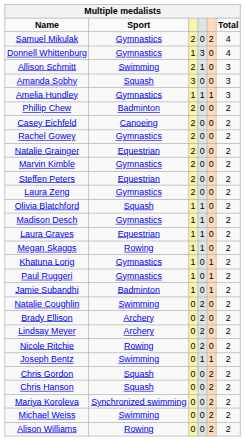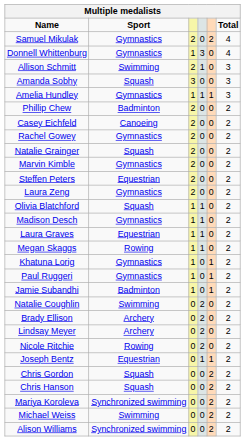(139, 150) Equestrian -> (139, 150) Squash
(139, 359) Swimming -> (139, 359) Equestrian
(139, 429) Rowing -> (139, 429) Synchronized swimming
